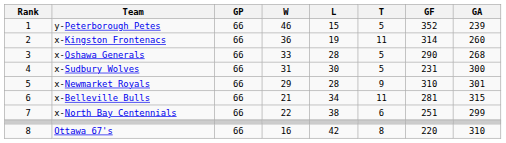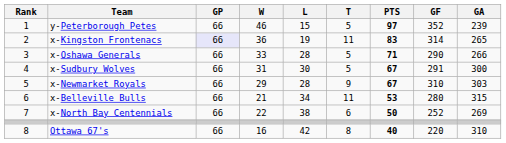+ column: (392, 12)
(238, 40) no background -> (218, 40) lavender background
(477, 40) 260 -> (479, 40) 265
(477, 55) 268 -> (479, 55) 266
(429, 69) 231 -> (436, 69) 291
(477, 84) 301 -> (479, 84) 303
(429, 98) 281 -> (436, 98) 280
(429, 112) 251 -> (436, 112) 252
(477, 112) 299 -> (479, 112) 269
